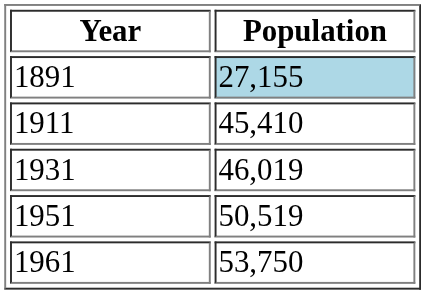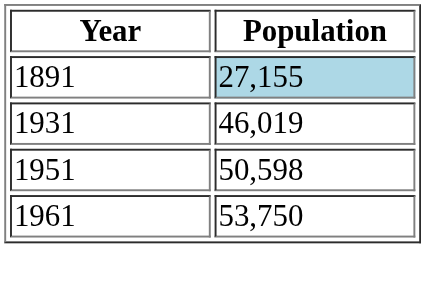- row: (44, 123)
(261, 215) 50,519 -> (261, 169) 50,598
